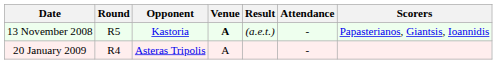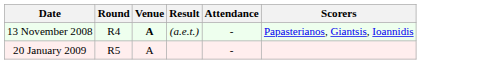- column: (170, 13)
(114, 32) R5 -> (114, 32) R4
(114, 50) R4 -> (114, 50) R5
